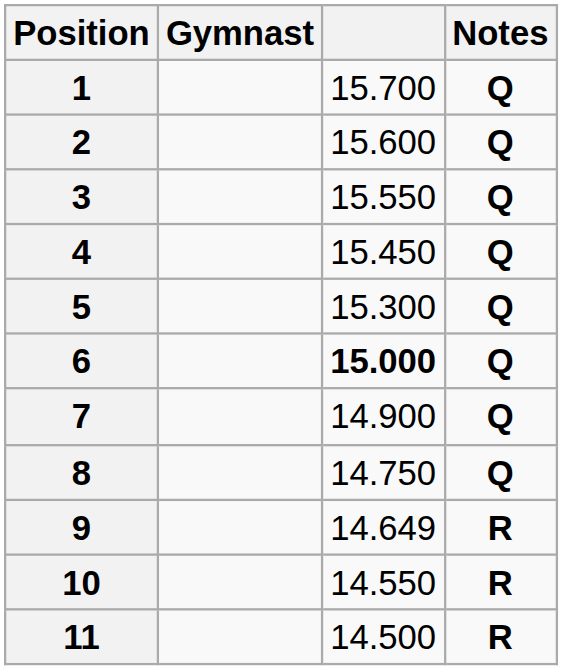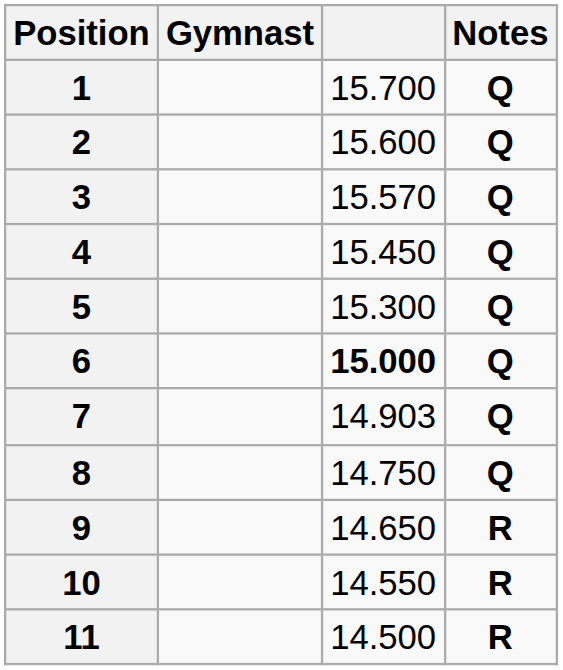(383, 197) 15.550 -> (383, 197) 15.570
(383, 417) 14.900 -> (383, 417) 14.903
(383, 527) 14.649 -> (383, 527) 14.650
